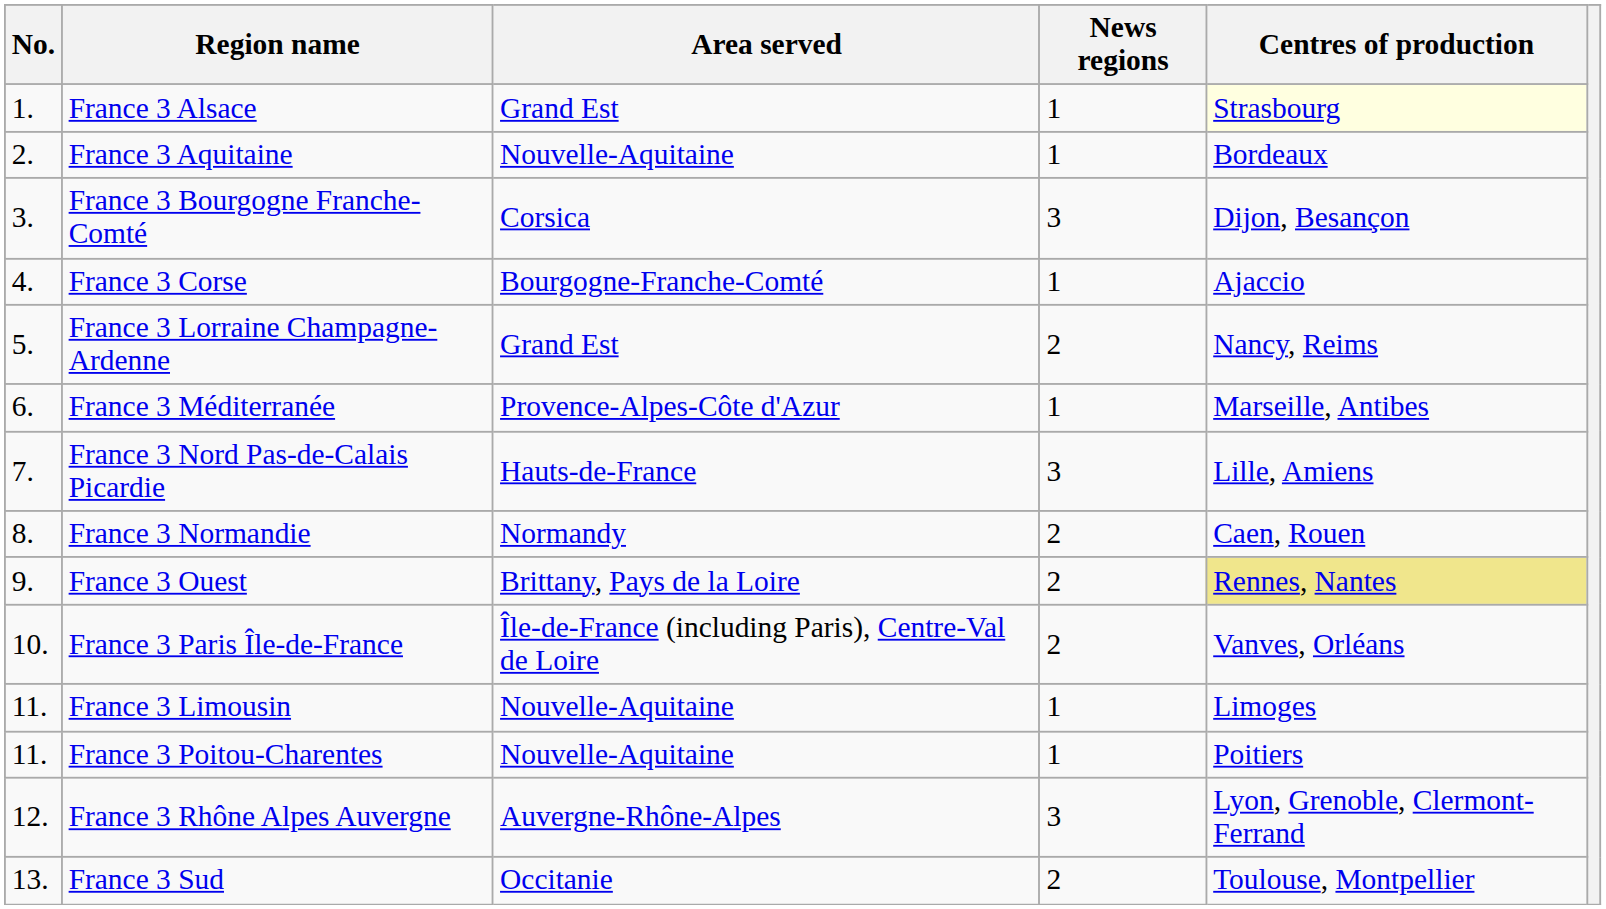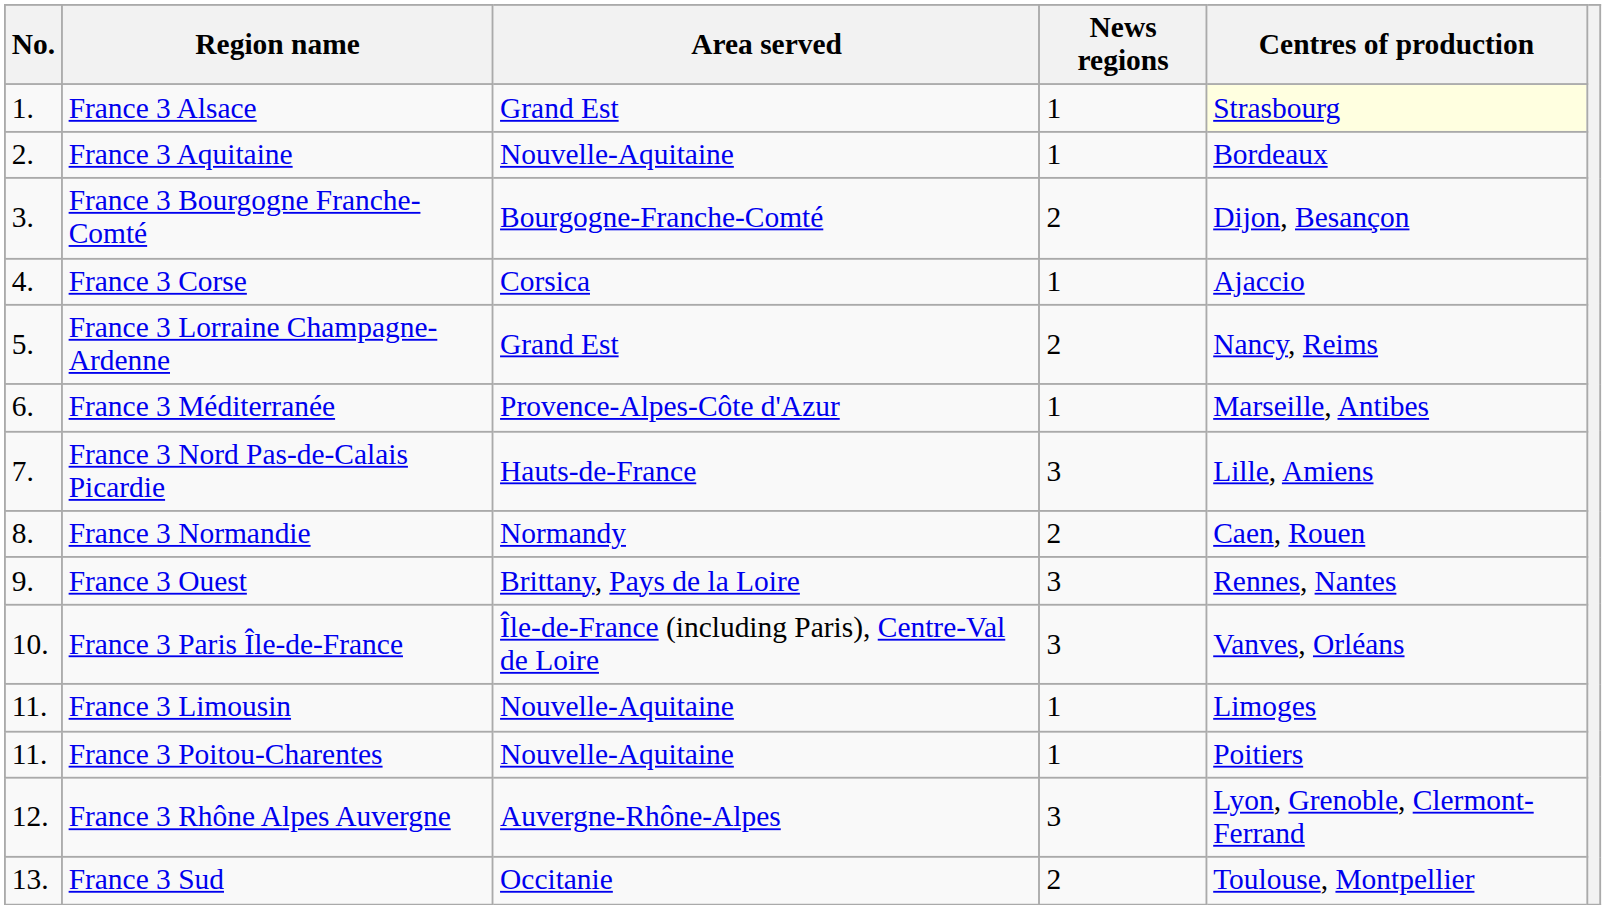(545, 217) Corsica -> (662, 217) Bourgogne-Franche-Comté
(1054, 217) 3 -> (1054, 217) 2
(662, 280) Bourgogne-Franche-Comté -> (545, 280) Corsica
(1054, 580) 2 -> (1054, 580) 3
(1305, 580) khaki background -> (1305, 580) no background
(1054, 643) 2 -> (1054, 643) 3
